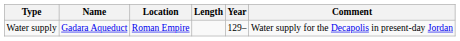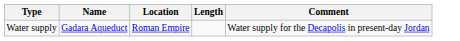- column: (237, 12)
